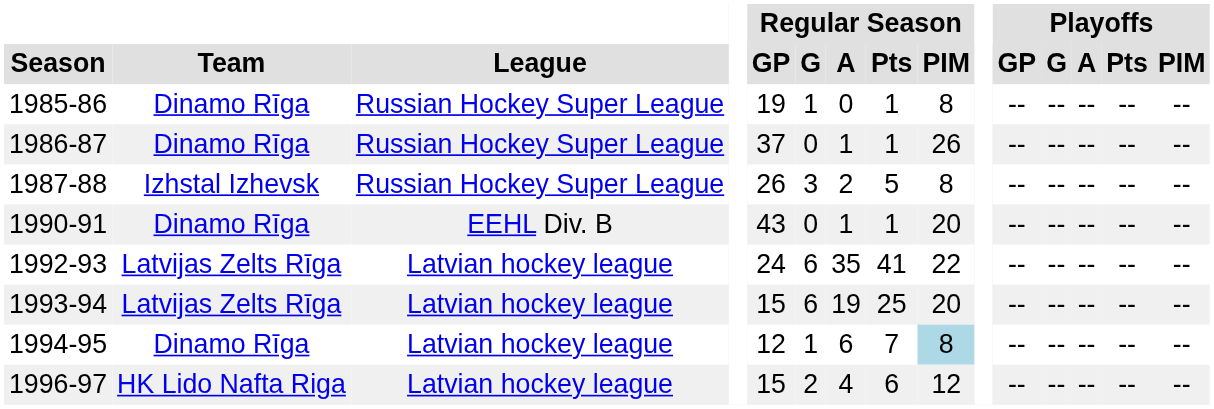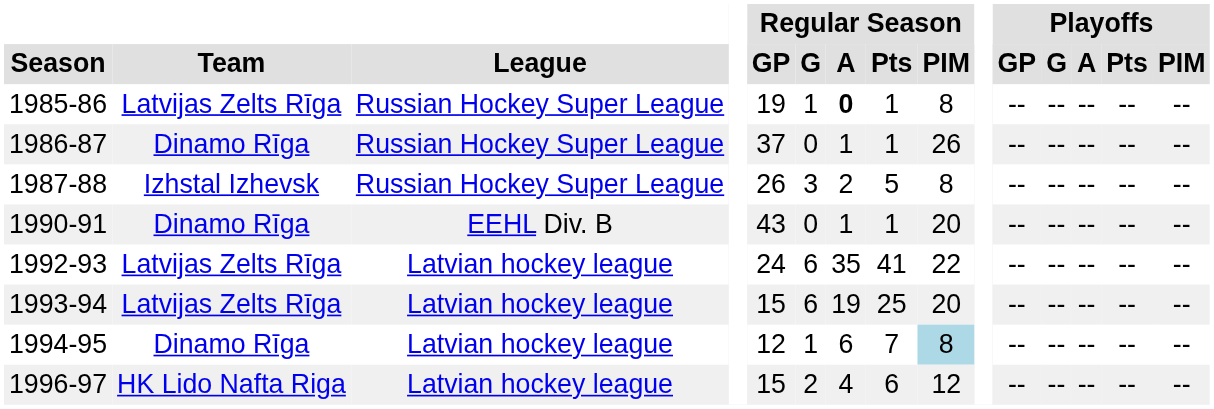(231, 103) Dinamo Rīga -> (231, 103) Latvijas Zelts Rīga
(846, 103) normal -> (846, 103) bold
